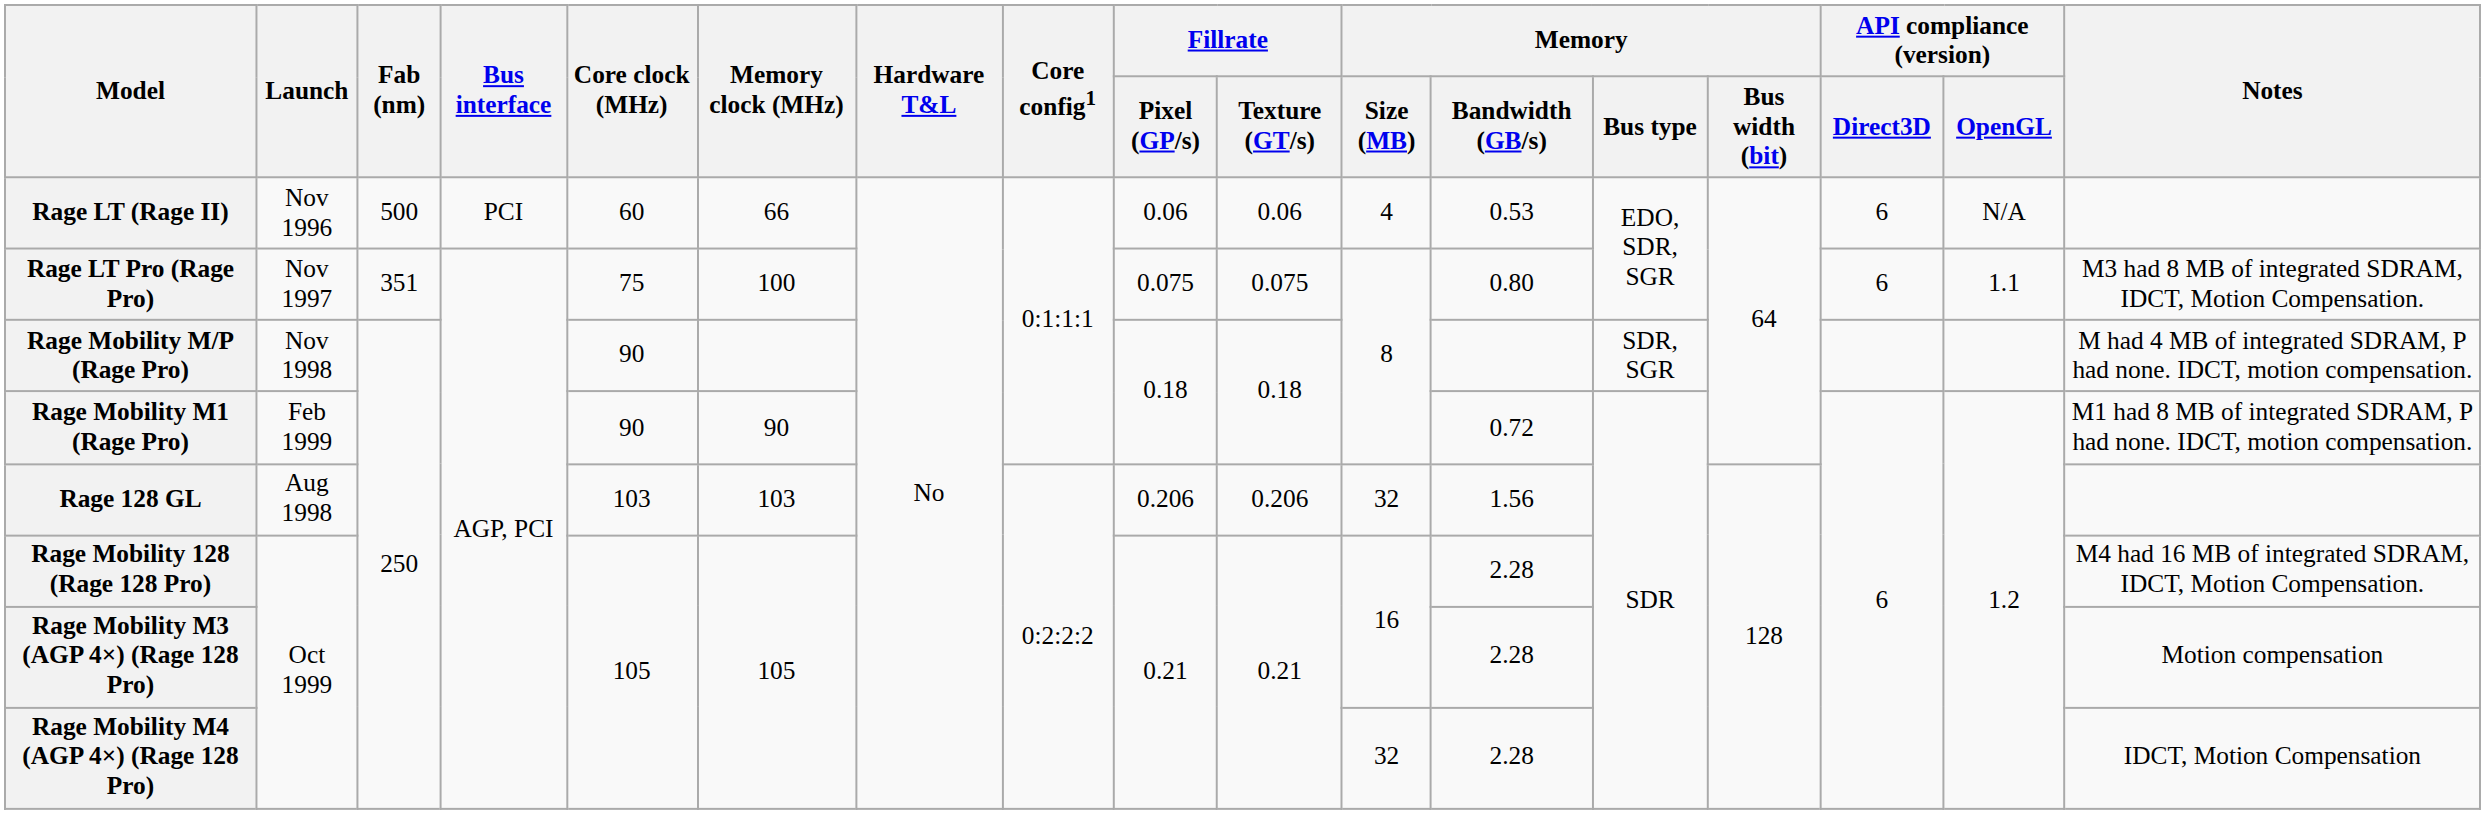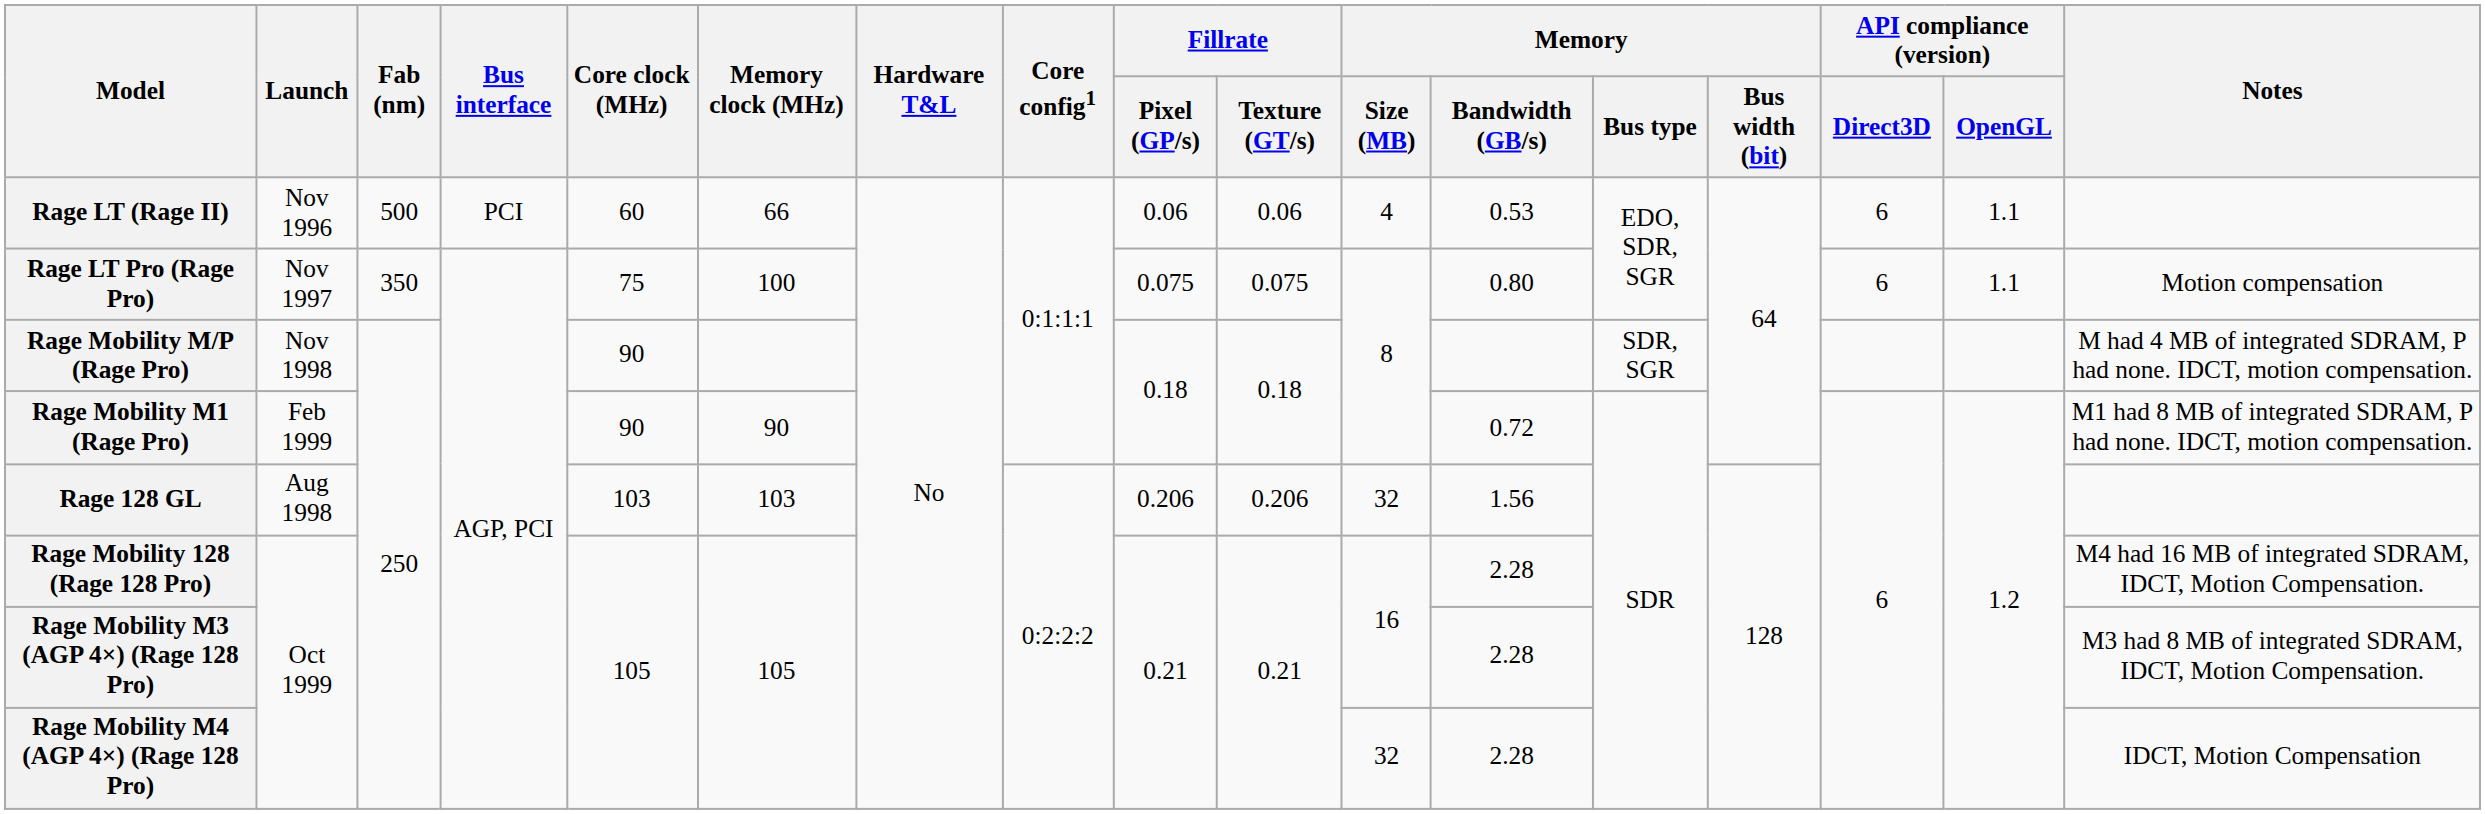(2004, 212) N/A -> (2004, 212) 1.1
(399, 284) 351 -> (399, 284) 350
(2272, 284) M3 had 8 MB of integrated SDRAM, IDCT, Motion Compensation. -> (2272, 284) Motion compensation
(2272, 656) Motion compensation -> (2272, 656) M3 had 8 MB of integrated SDRAM, IDCT, Motion Compensation.
